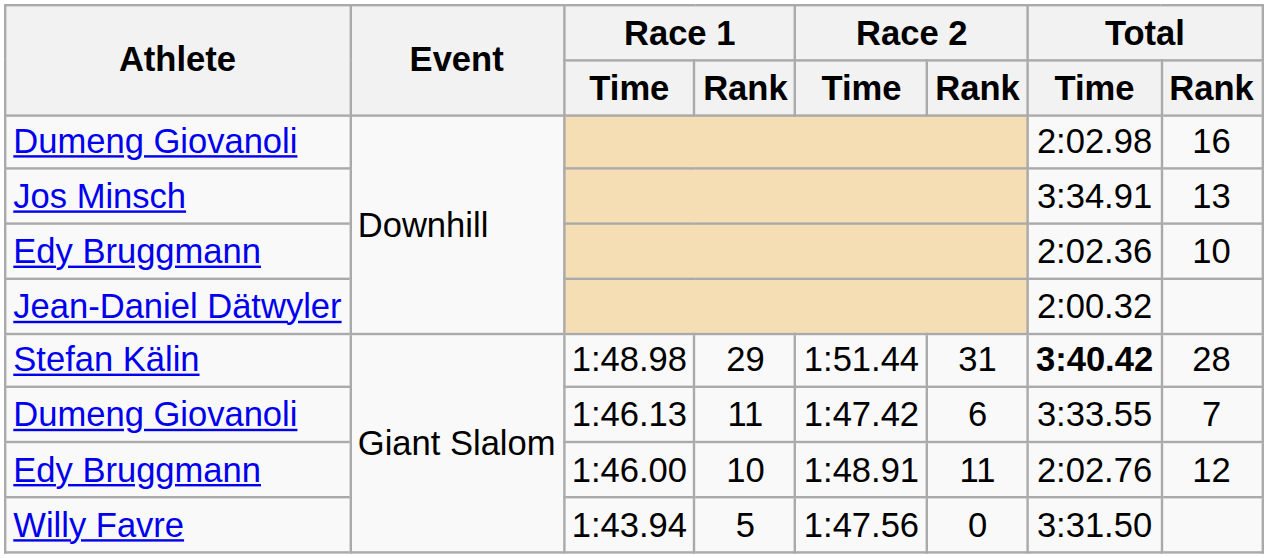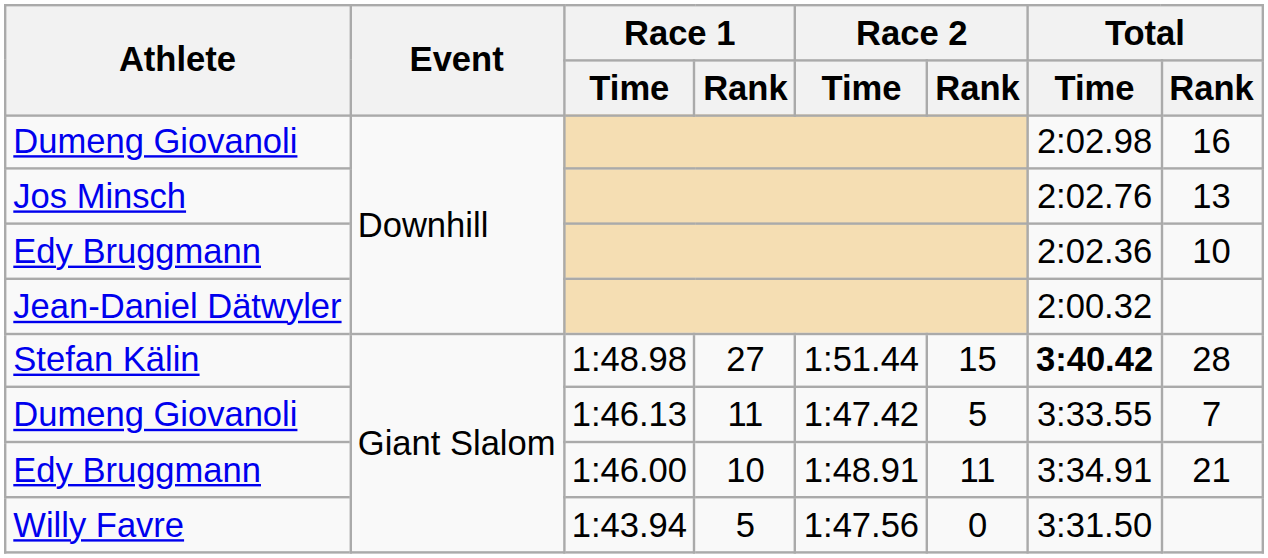(1095, 197) 3:34.91 -> (1095, 197) 2:02.76
(745, 360) 29 -> (745, 360) 27
(978, 360) 31 -> (978, 360) 15
(978, 415) 6 -> (978, 415) 5
(1095, 470) 2:02.76 -> (1095, 470) 3:34.91
(1212, 470) 12 -> (1212, 470) 21
